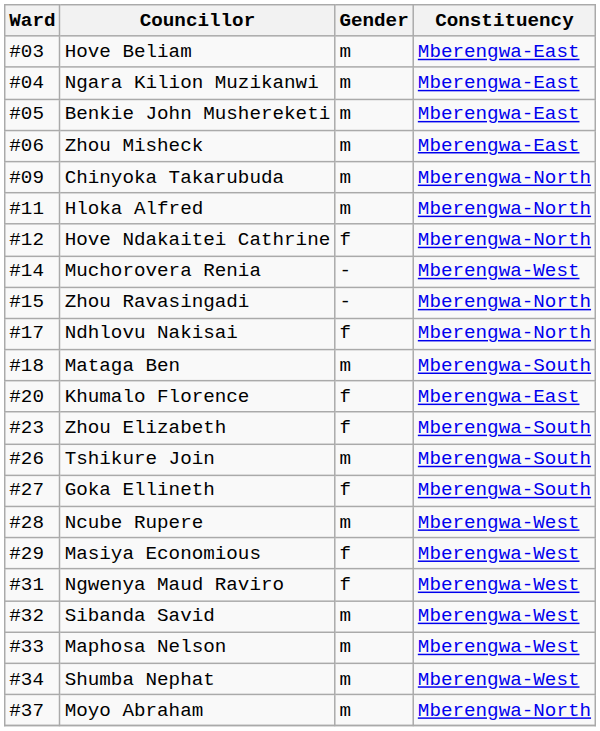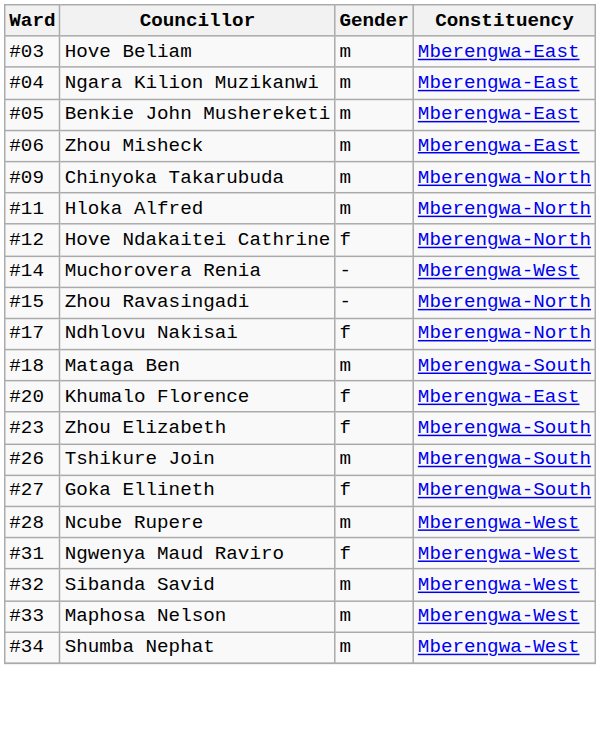- row: (163, 553)
- row: (134, 710)
